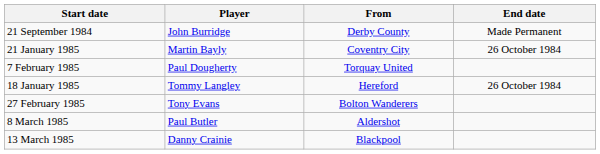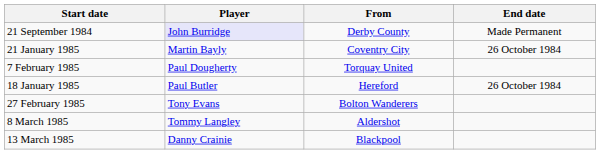(199, 31) no background -> (199, 31) lavender background
(204, 85) Tommy Langley -> (193, 85) Paul Butler
(193, 121) Paul Butler -> (204, 121) Tommy Langley
